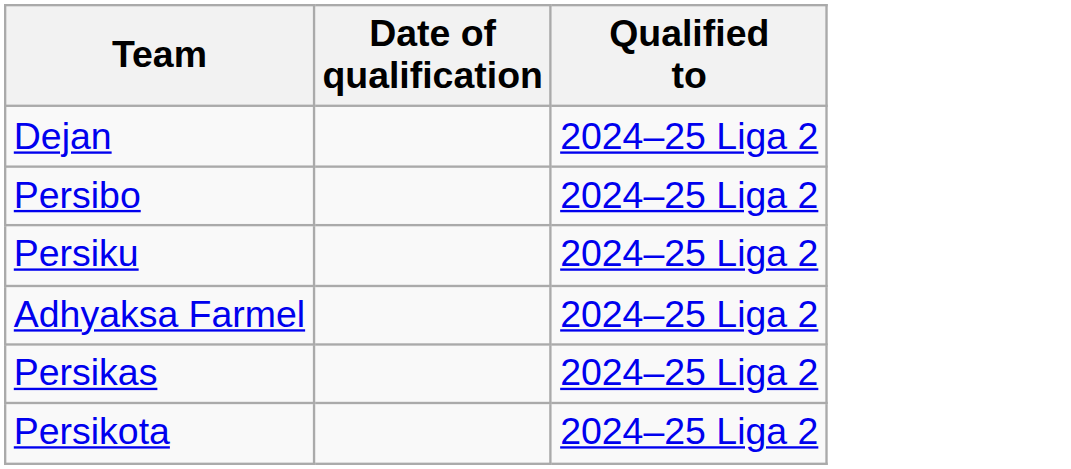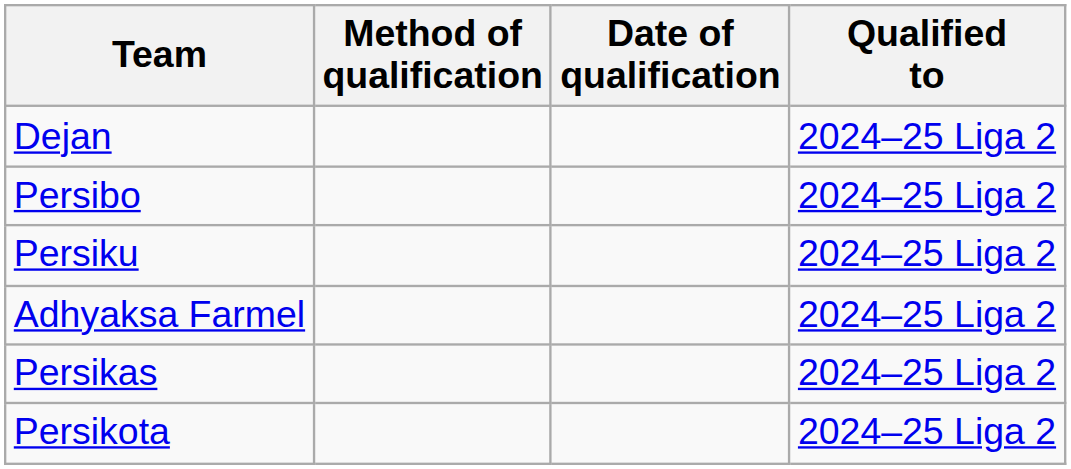+ column: (433, 55)
